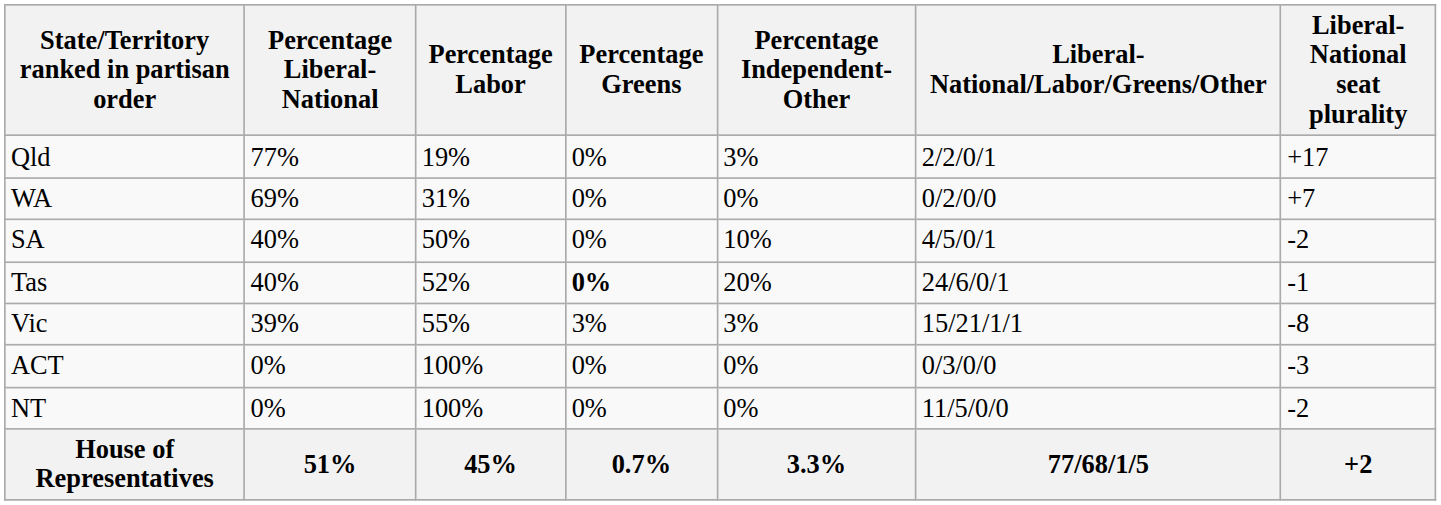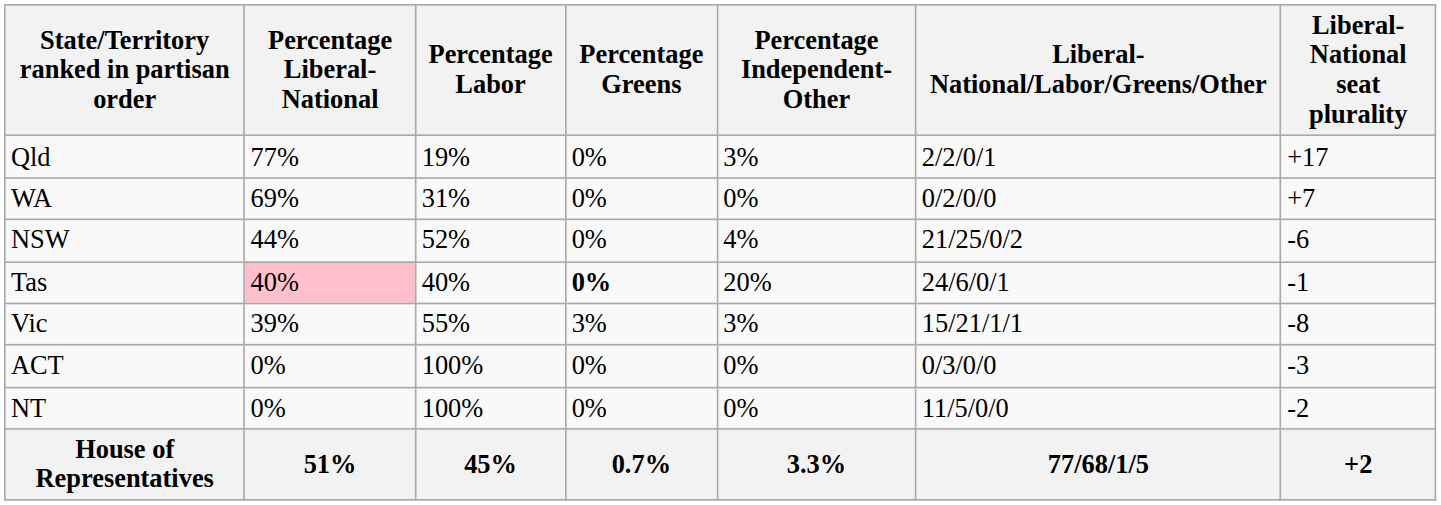+ row: (40, 240)
- row: (28, 240)
(275, 282) no background -> (275, 282) pink background
(446, 282) 52% -> (446, 282) 40%
